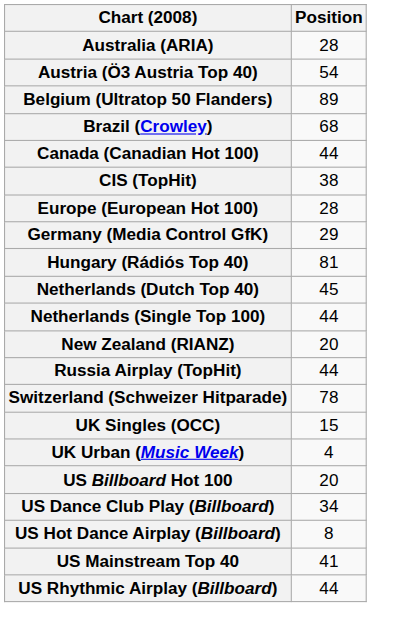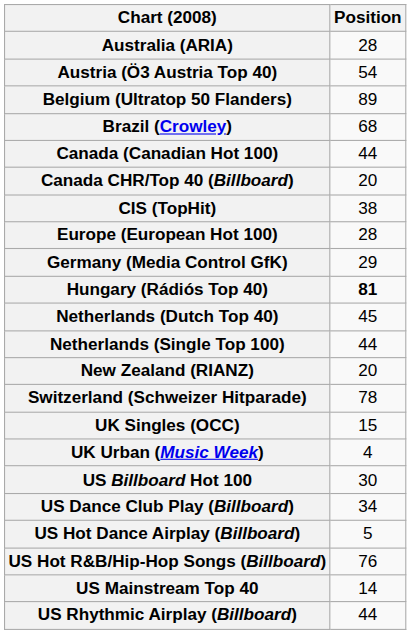+ row: (167, 180)
(329, 262) normal -> (368, 289) bold
- row: (148, 371)
(329, 479) 20 -> (368, 479) 30
(329, 533) 8 -> (368, 533) 5
+ row: (167, 561)
(329, 561) 41 -> (368, 588) 14
